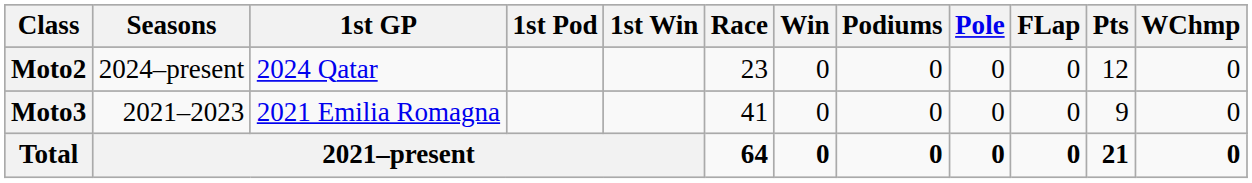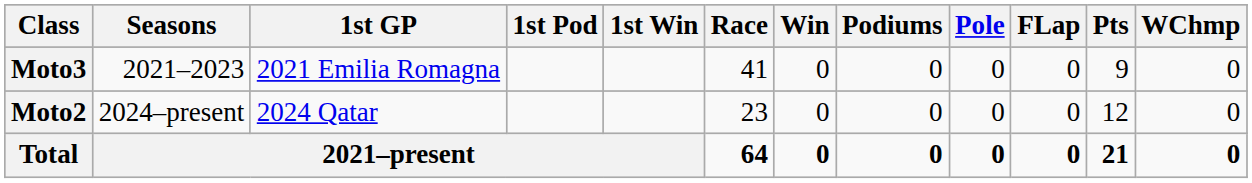rows swapped: (49, 111) <-> (49, 68)
